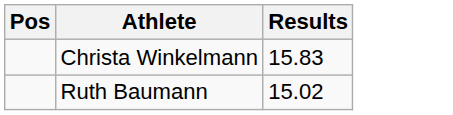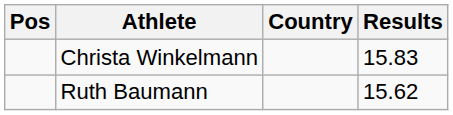+ column: (311, 22)
(296, 92) 15.02 -> (391, 92) 15.62
